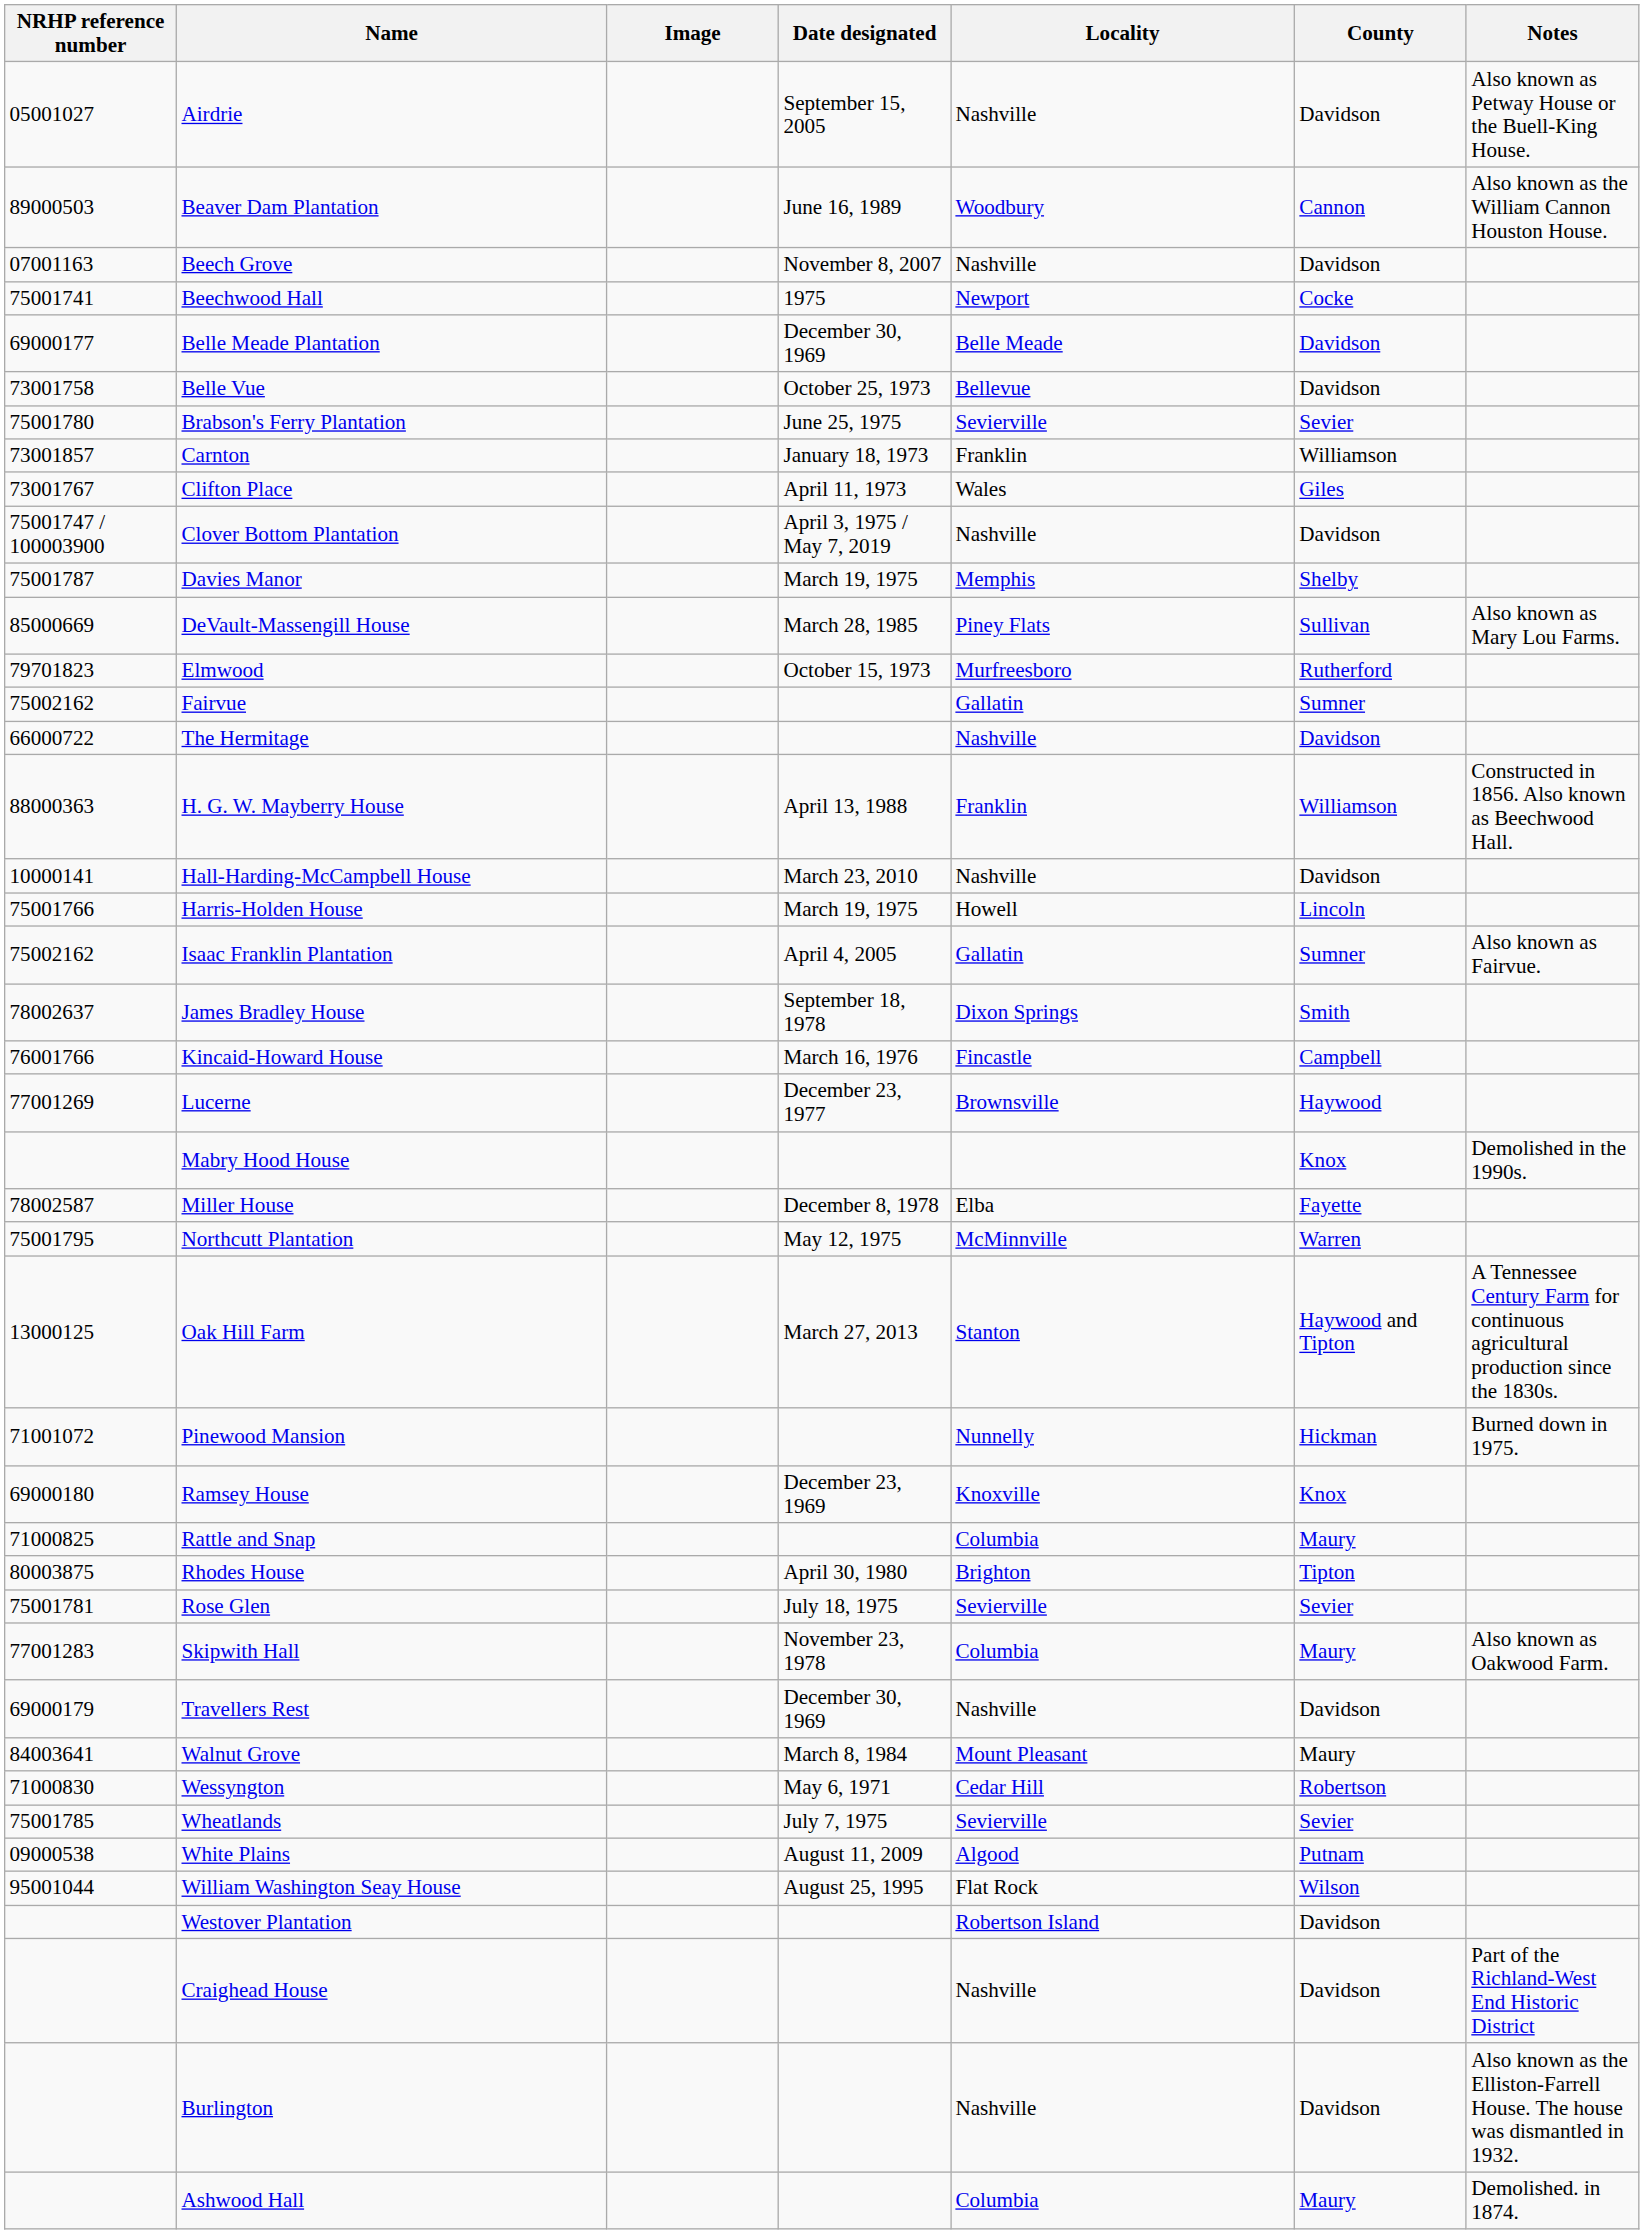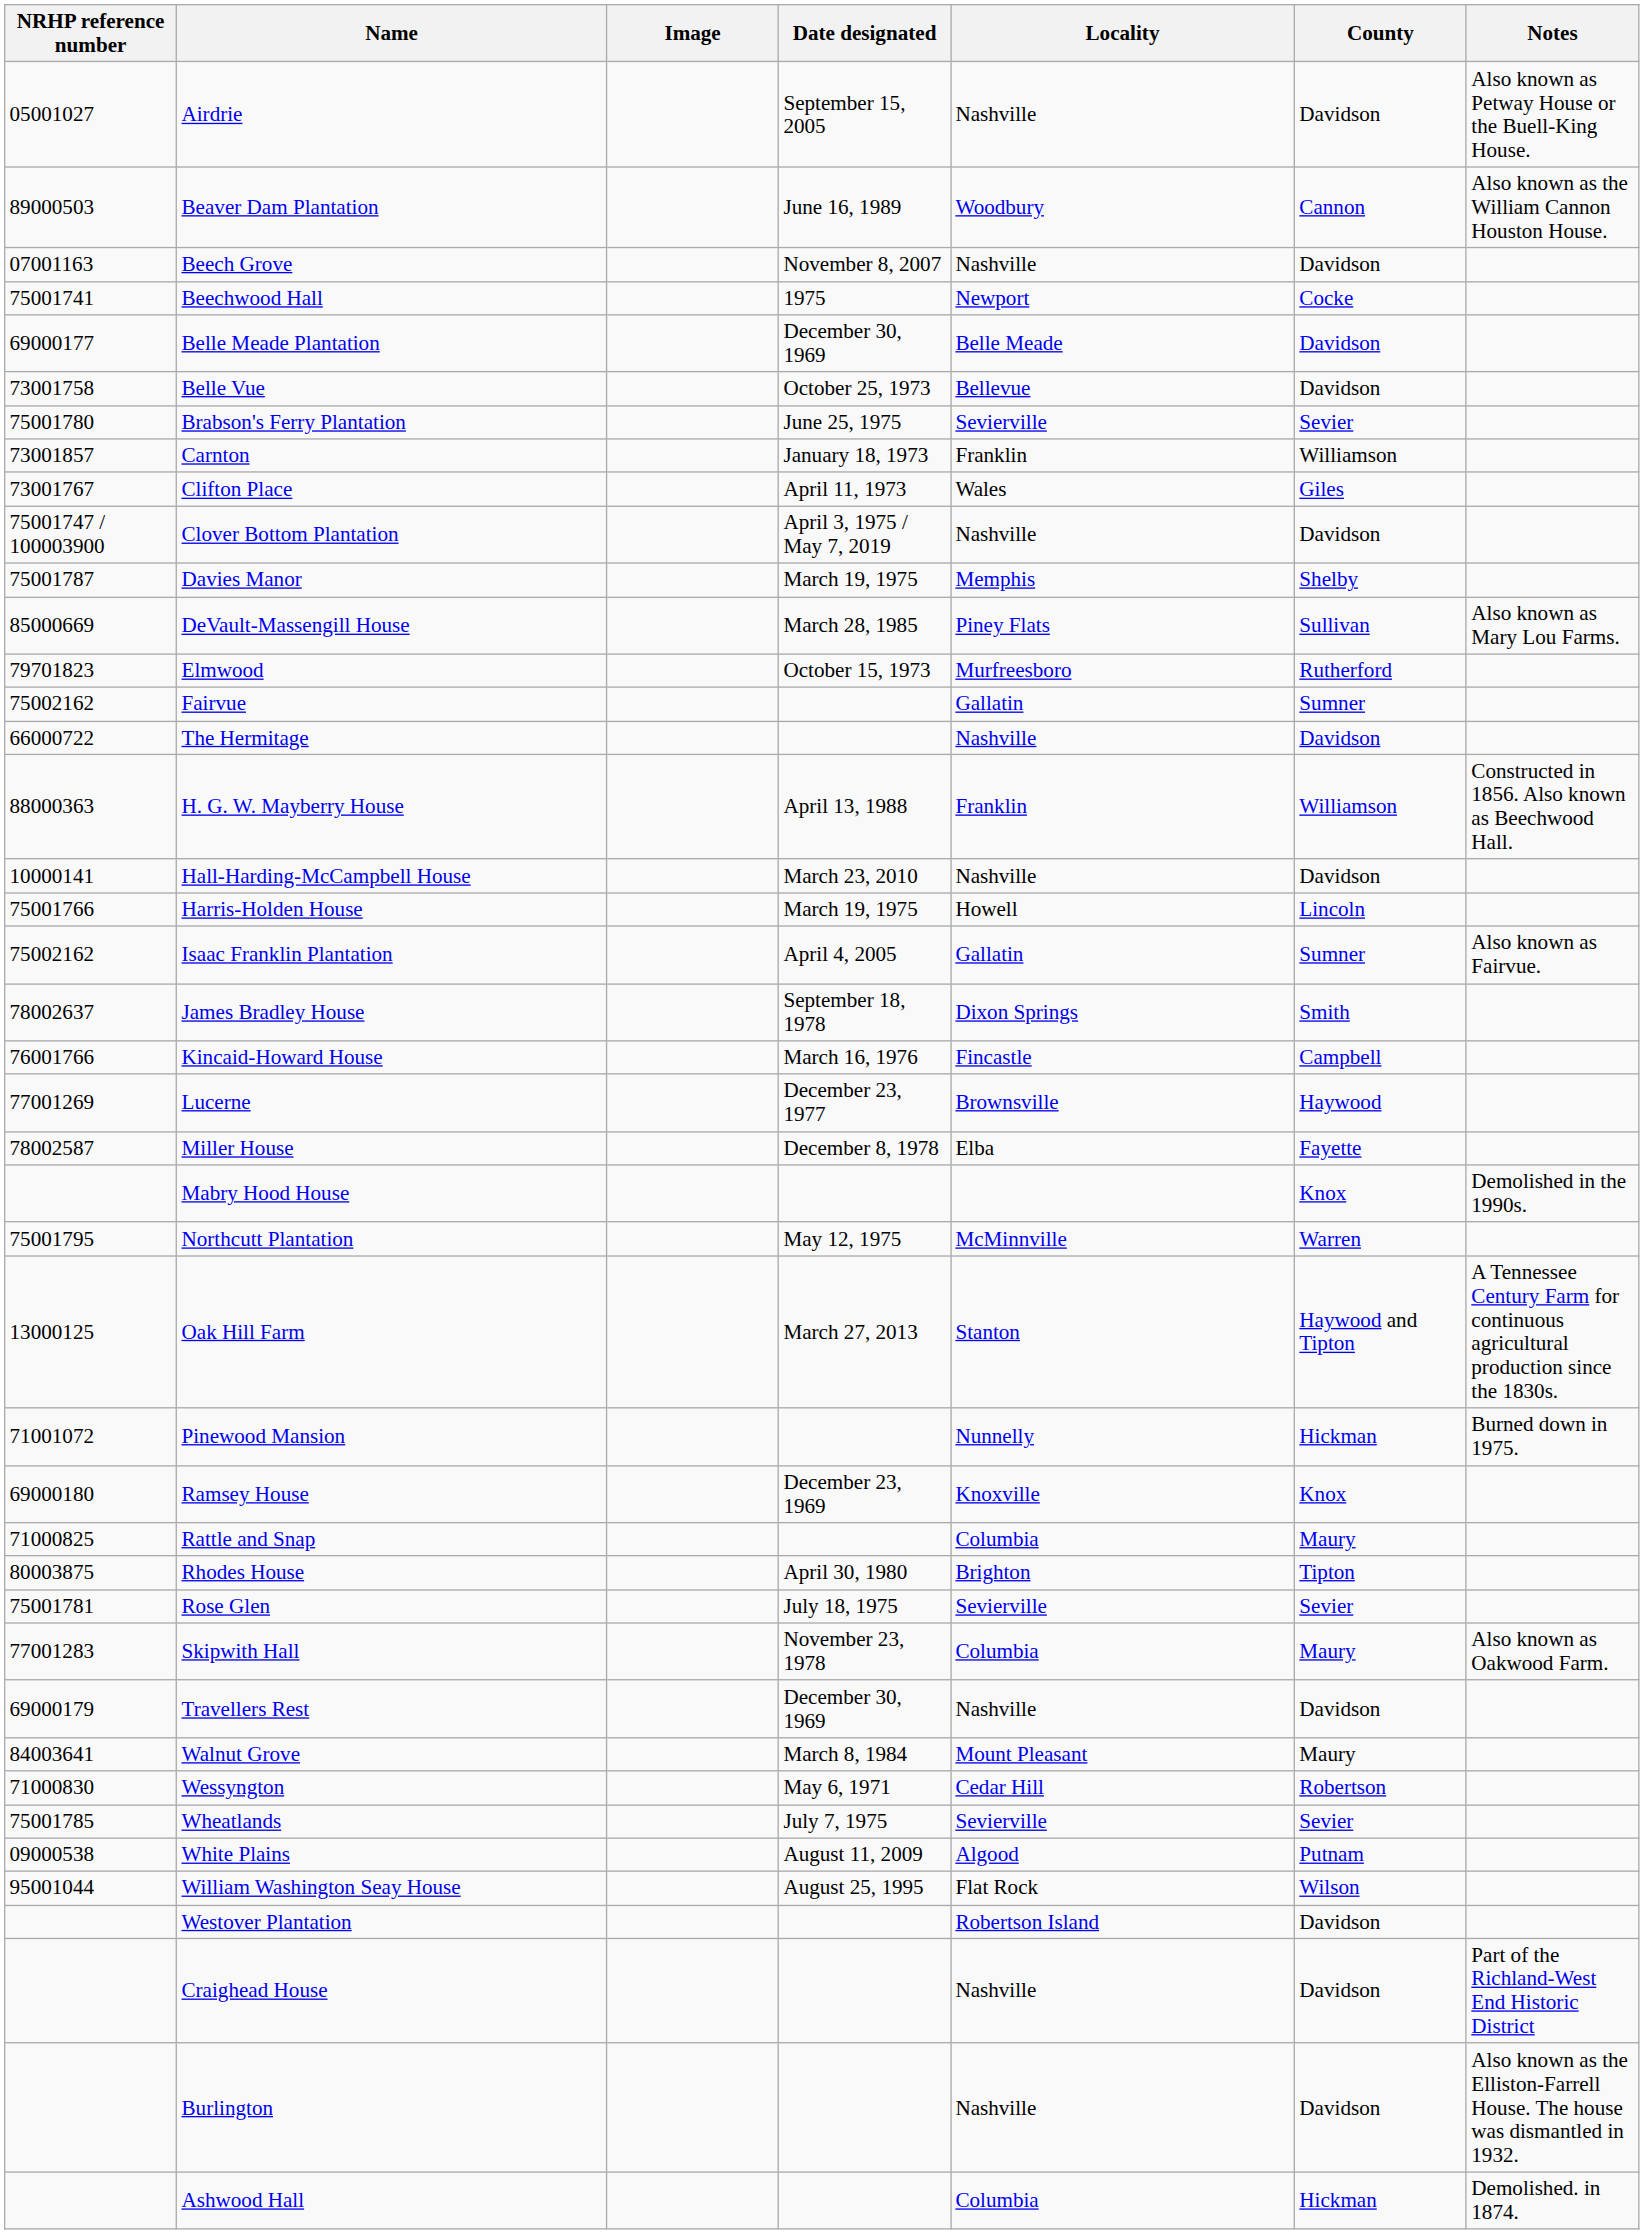rows swapped: (265, 1159) <-> (238, 1205)
(1327, 2200) Maury -> (1338, 2200) Hickman
